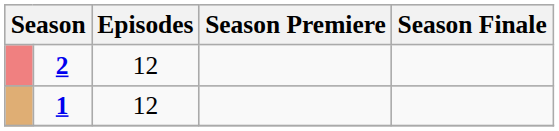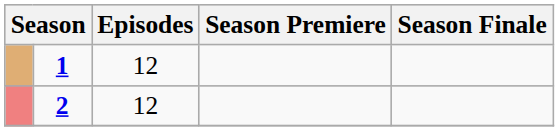rows swapped: (62, 105) <-> (62, 65)
